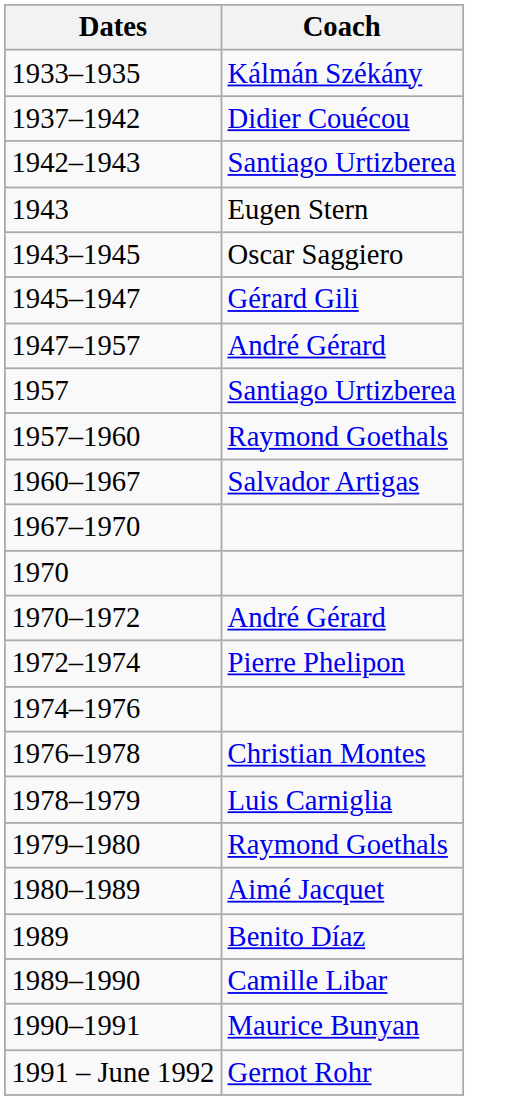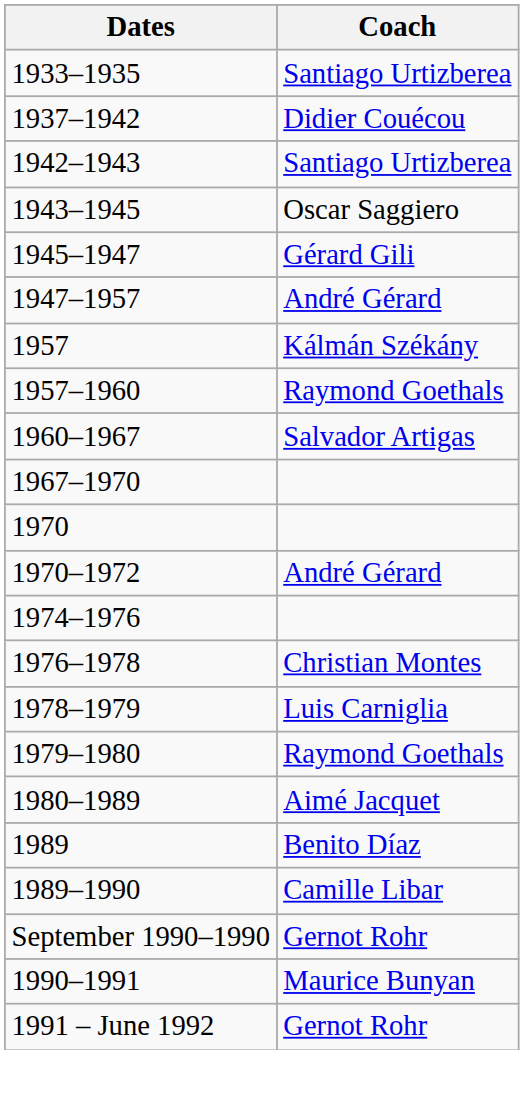(325, 72) Kálmán Székány -> (397, 72) Santiago Urtizberea
- row: (40, 208)
(342, 390) Santiago Urtizberea -> (381, 345) Kálmán Székány
- row: (76, 663)
+ row: (141, 935)
